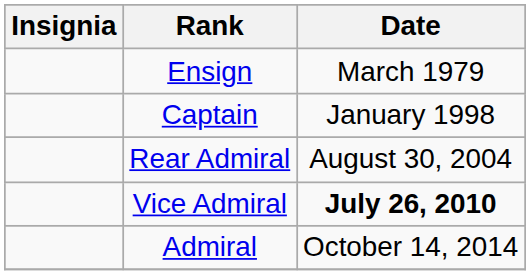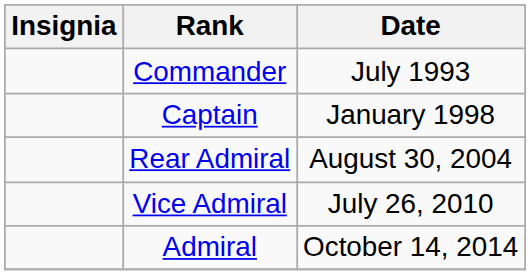- row: (210, 70)
+ row: (210, 70)
(411, 203) bold -> (411, 203) normal
